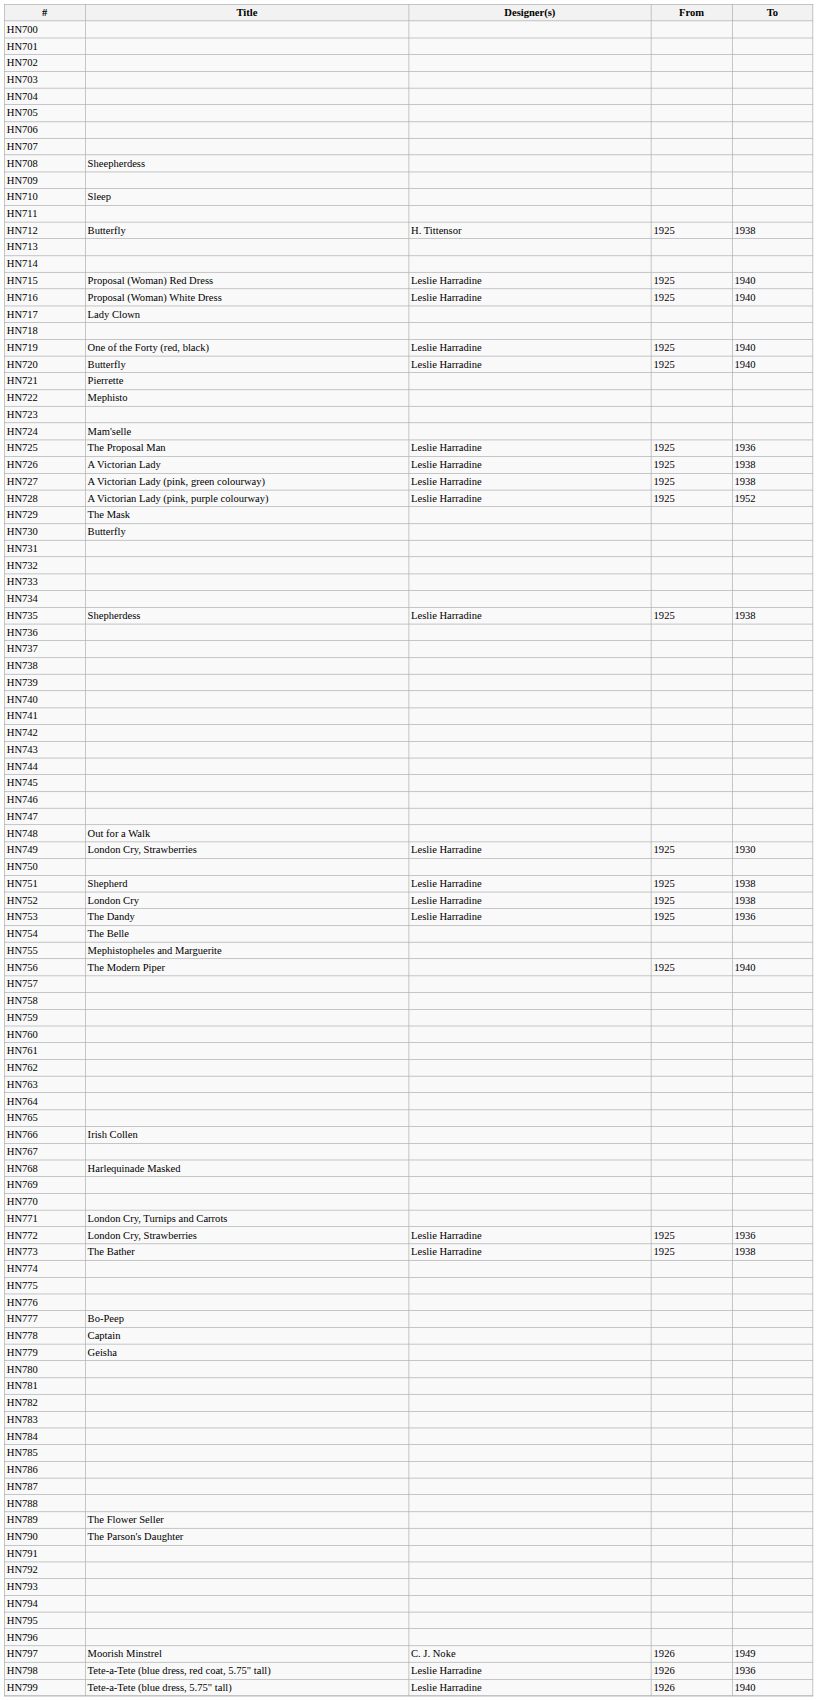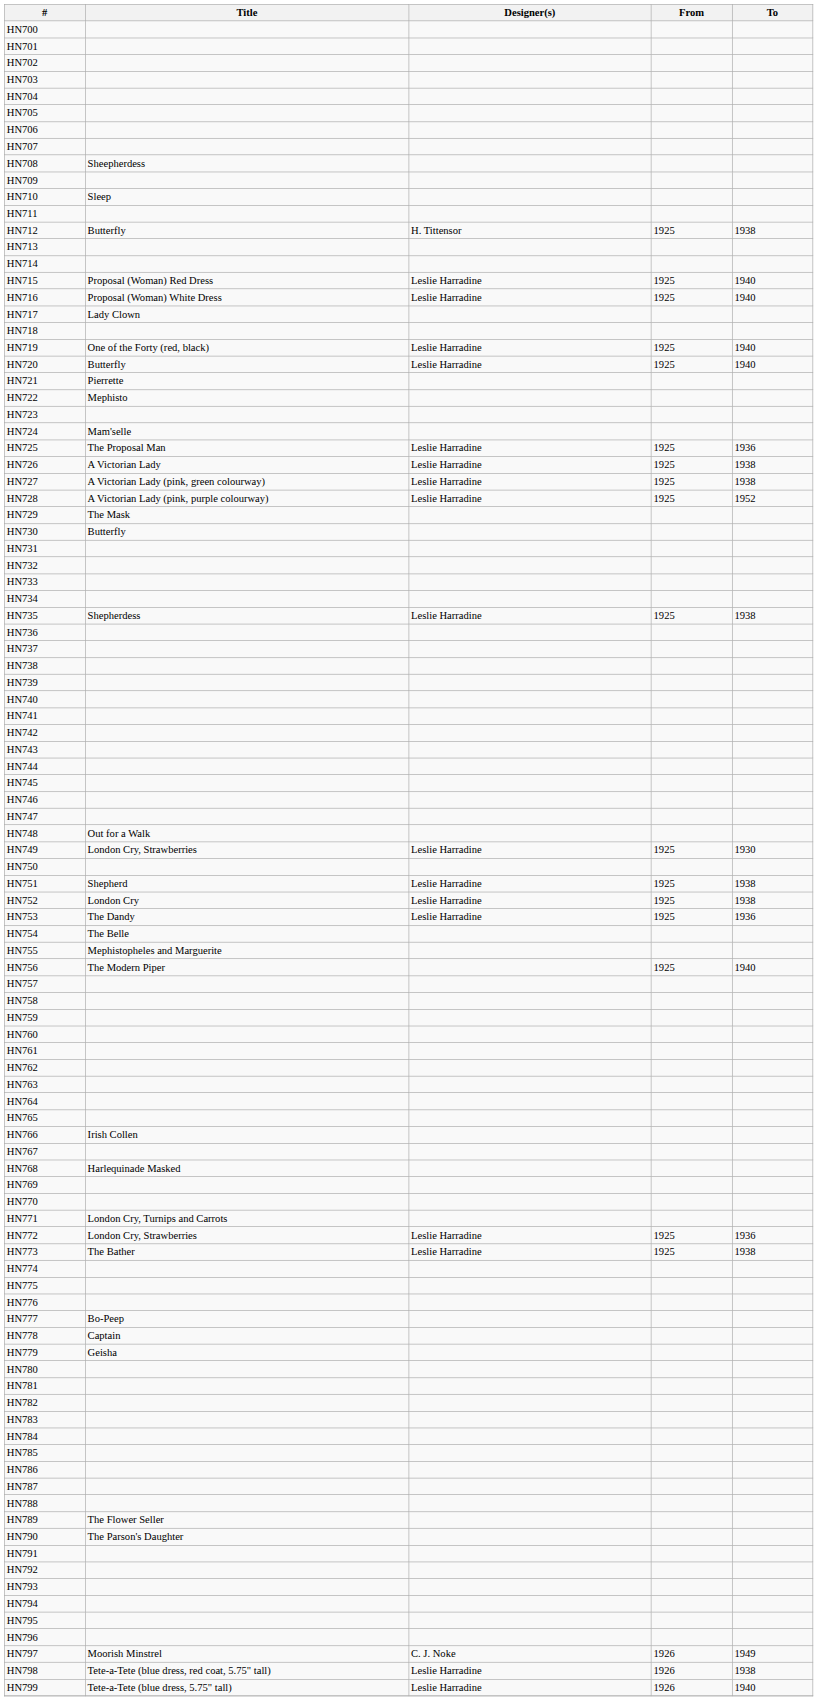(745, 1670) 1936 -> (745, 1670) 1938
